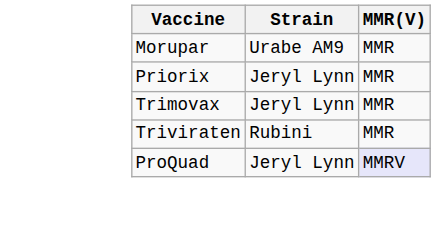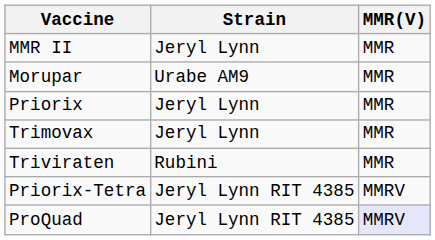+ row: (41, 48)
+ row: (78, 191)
(302, 163) Jeryl Lynn -> (254, 220) Jeryl Lynn RIT 4385
